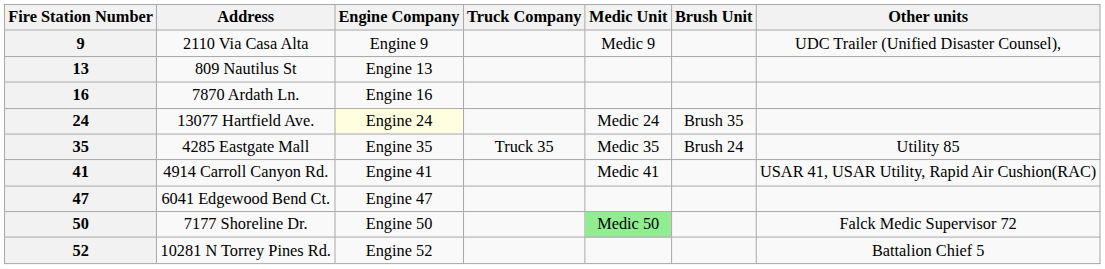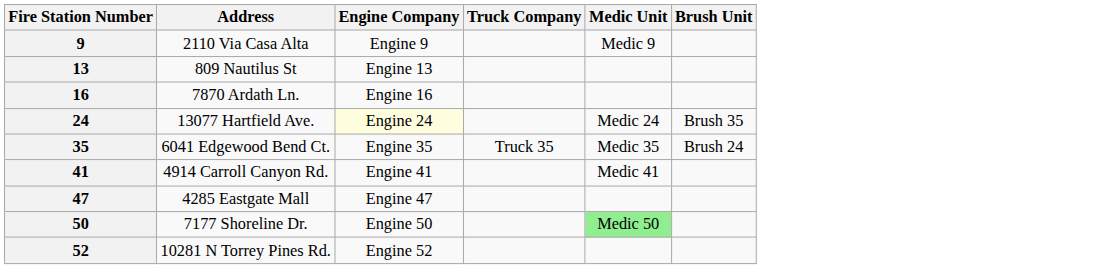- column: (928, 17)
(246, 146) 4285 Eastgate Mall -> (246, 146) 6041 Edgewood Bend Ct.
(246, 198) 6041 Edgewood Bend Ct. -> (246, 198) 4285 Eastgate Mall
